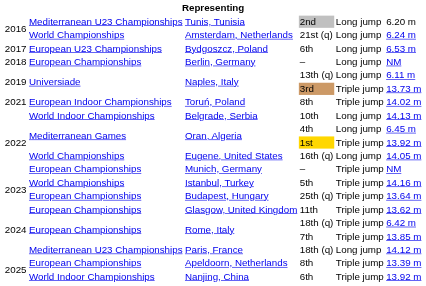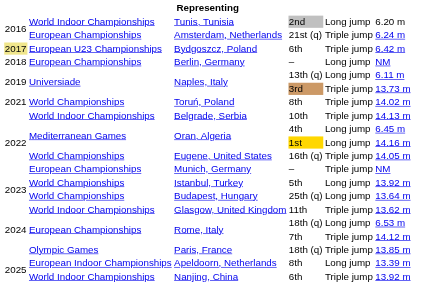(106, 21) Mediterranean U23 Championships -> (92, 21) World Indoor Championships
(77, 35) World Championships -> (85, 35) European Championships
(359, 35) Long jump -> (349, 35) Triple jump
(16, 48) no background -> (16, 48) khaki background
(359, 48) Long jump -> (349, 48) Triple jump
(401, 48) 6.53 m -> (390, 48) 6.42 m
(100, 102) European Indoor Championships -> (77, 102) World Championships
(359, 115) Long jump -> (349, 115) Triple jump
(360, 142) Triple jump -> (348, 142) Long jump
(404, 142) 13.92 m -> (393, 142) 14.16 m
(359, 156) Long jump -> (349, 156) Triple jump
(360, 182) Triple jump -> (348, 182) Long jump
(404, 182) 14.16 m -> (393, 182) 13.92 m
(85, 196) European Championships -> (77, 196) World Championships
(360, 196) Triple jump -> (348, 196) Long jump
(85, 209) European Championships -> (92, 209) World Indoor Championships
(360, 223) Triple jump -> (348, 223) Long jump
(401, 223) 6.42 m -> (390, 223) 6.53 m
(404, 236) 13.85 m -> (393, 236) 14.12 m
(106, 250) Mediterranean U23 Championships -> (64, 250) Olympic Games
(359, 250) Long jump -> (349, 250) Triple jump
(404, 250) 14.12 m -> (393, 250) 13.85 m
(85, 263) European Championships -> (100, 263) European Indoor Championships
(360, 263) Triple jump -> (348, 263) Long jump
